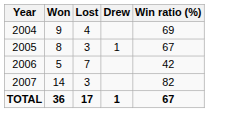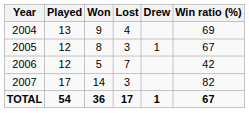+ column: (65, 13)
